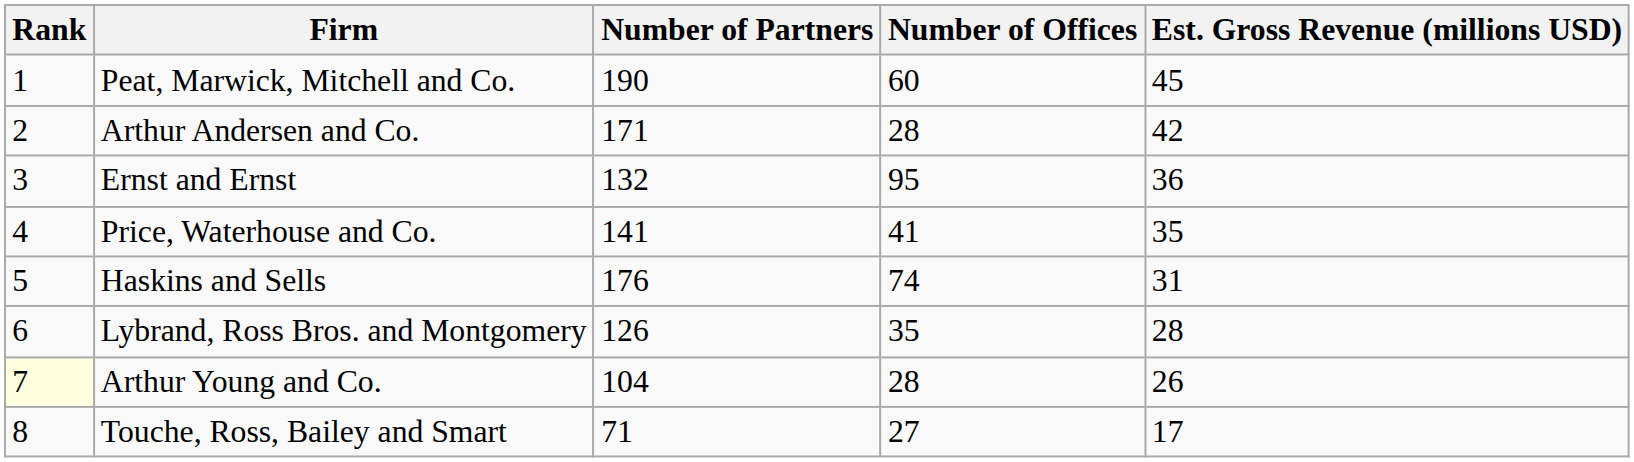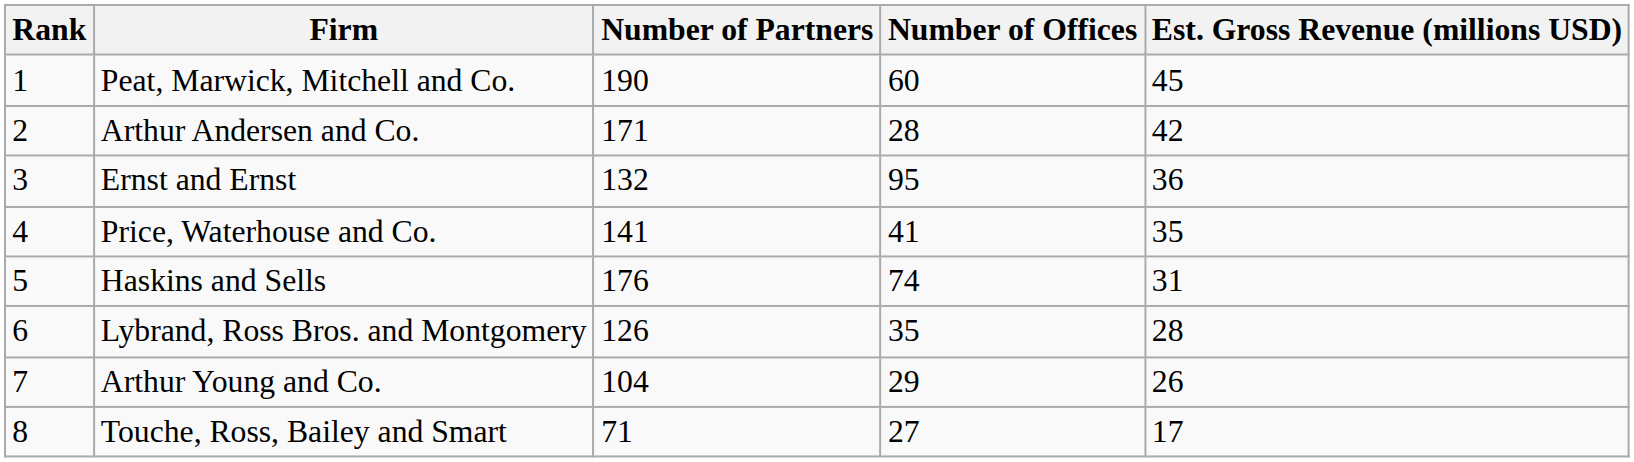(20, 381) lightyellow background -> (20, 381) no background
(904, 381) 28 -> (904, 381) 29
